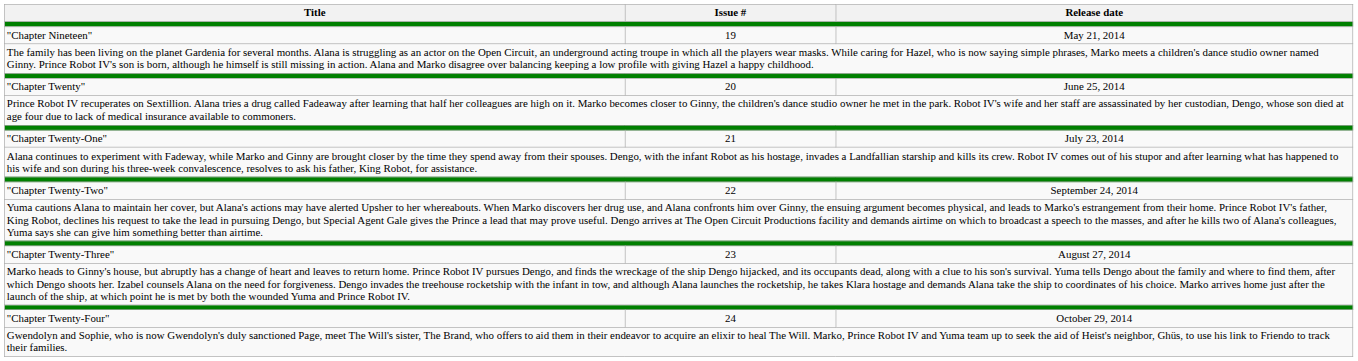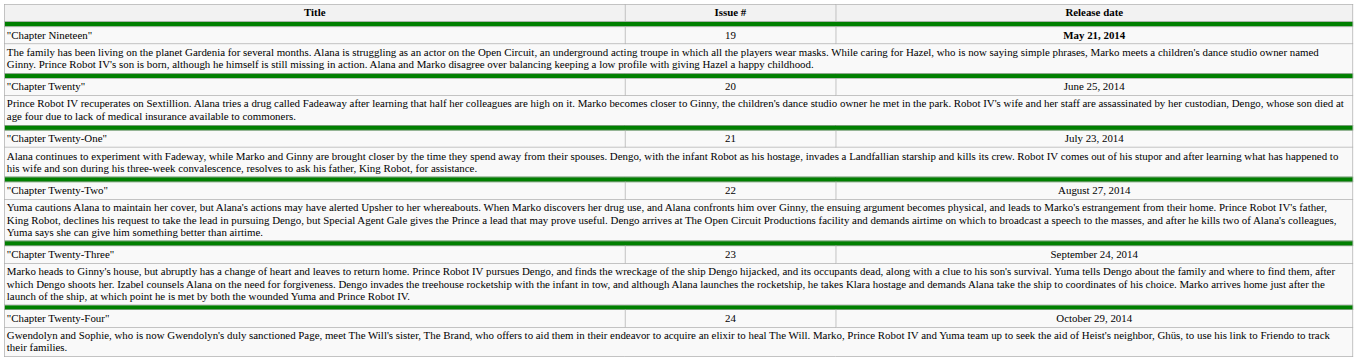(1094, 35) normal -> (1094, 35) bold
(1094, 190) September 24, 2014 -> (1094, 190) August 27, 2014
(1094, 254) August 27, 2014 -> (1094, 254) September 24, 2014
